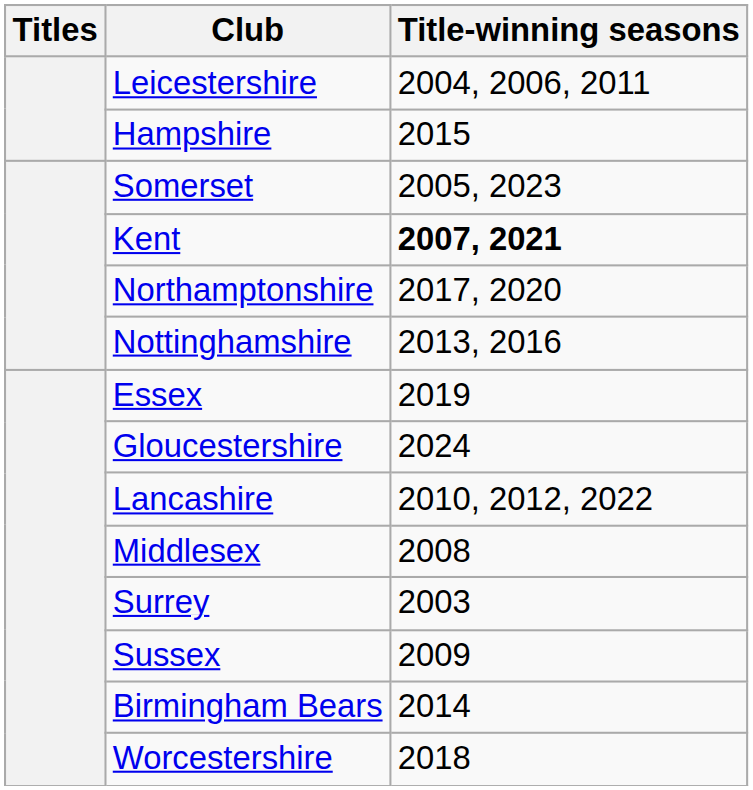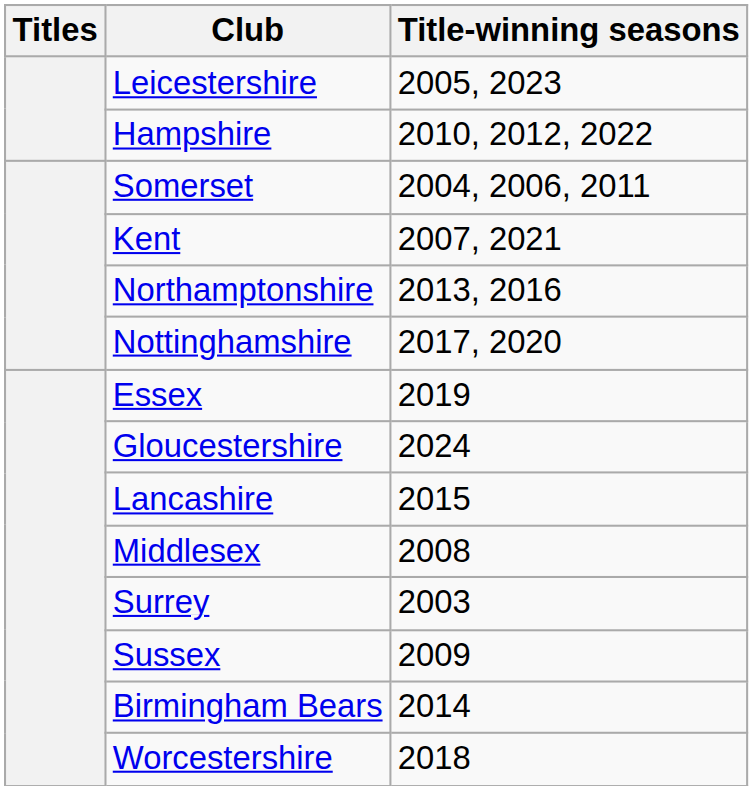(524, 82) 2004, 2006, 2011 -> (480, 82) 2005, 2023
(434, 134) 2015 -> (525, 134) 2010, 2012, 2022
(480, 186) 2005, 2023 -> (524, 186) 2004, 2006, 2011
(480, 238) bold -> (480, 238) normal
(480, 290) 2017, 2020 -> (480, 290) 2013, 2016
(480, 342) 2013, 2016 -> (480, 342) 2017, 2020
(525, 498) 2010, 2012, 2022 -> (434, 498) 2015
